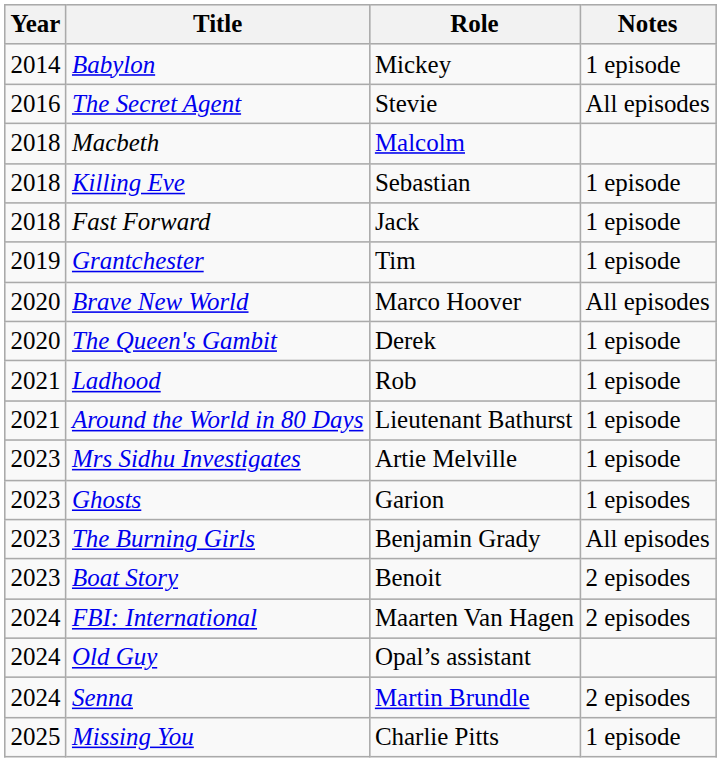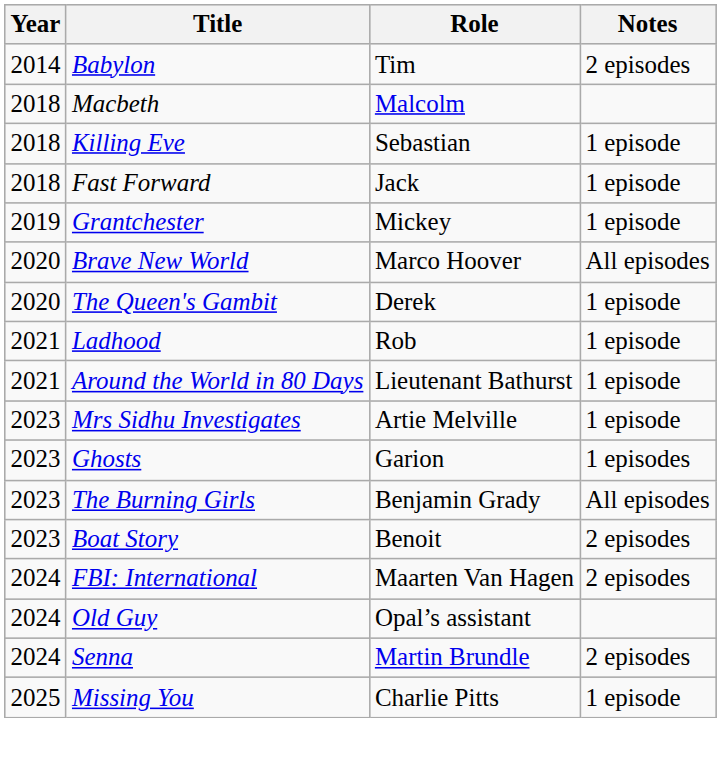(413, 63) Mickey -> (395, 63) Tim
(633, 63) 1 episode -> (638, 63) 2 episodes
- row: (157, 103)
(395, 261) Tim -> (413, 222) Mickey
